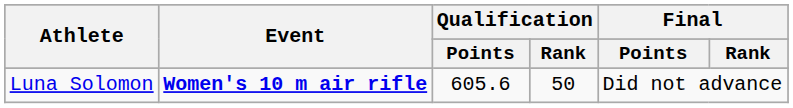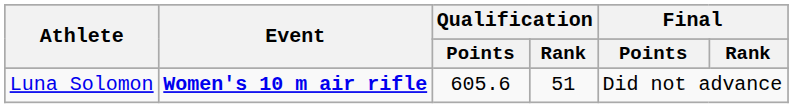(563, 85) 50 -> (563, 85) 51
